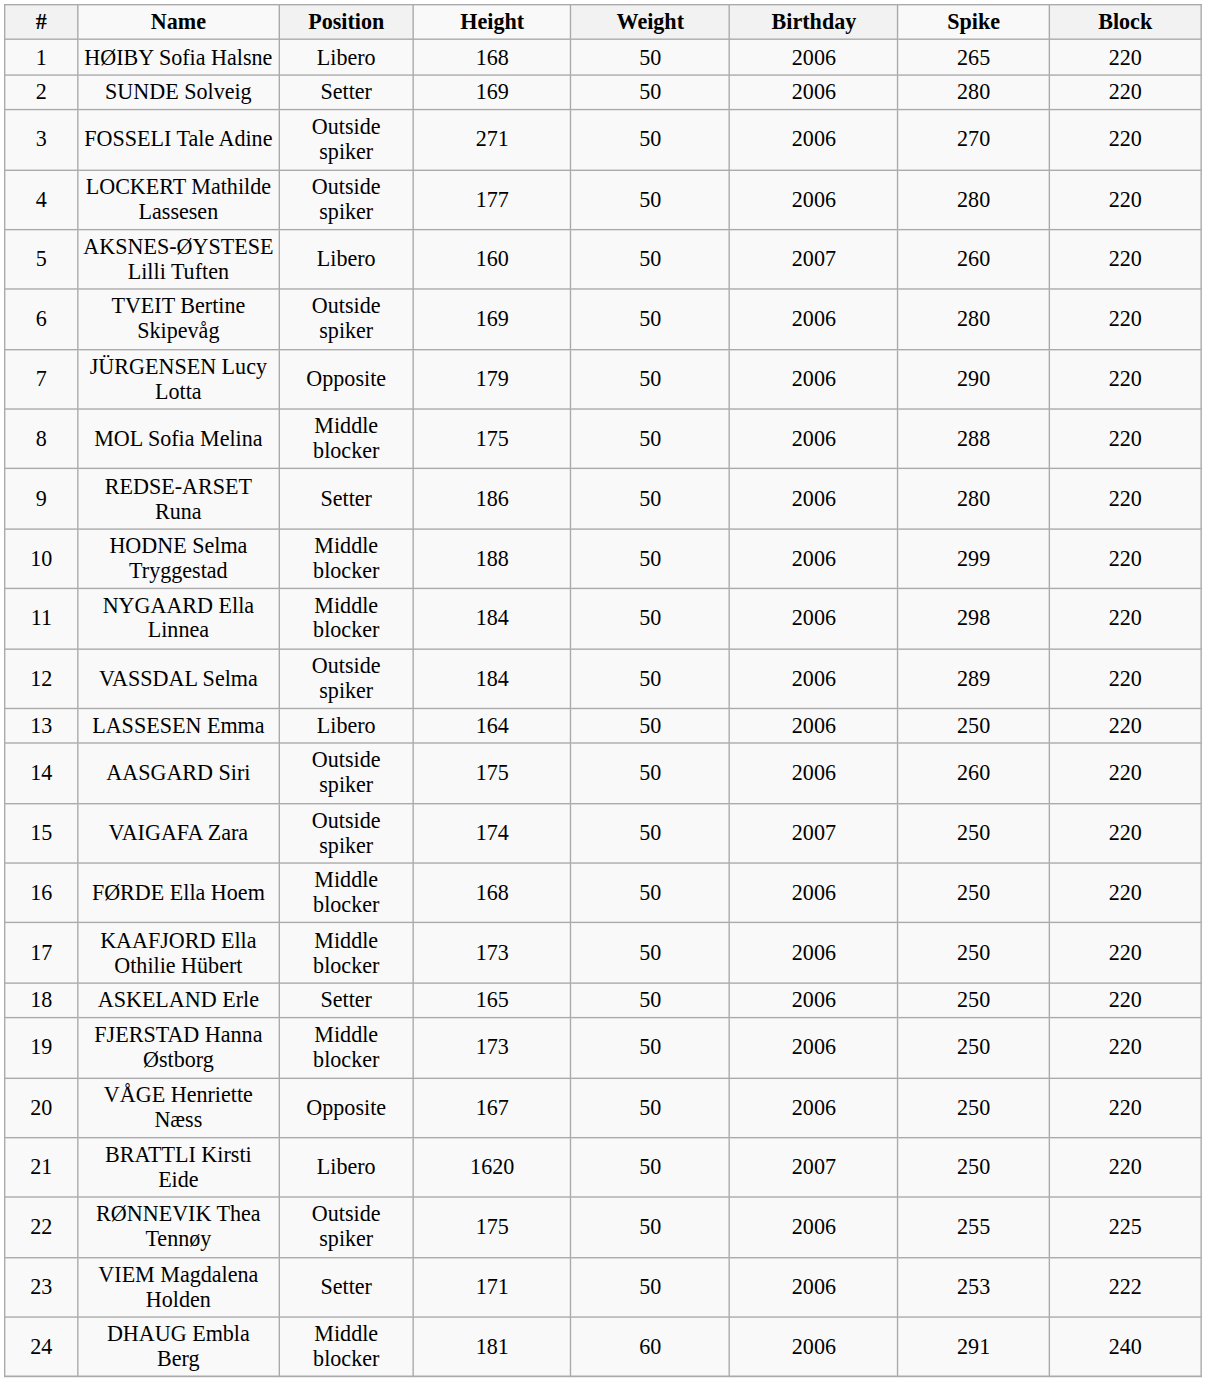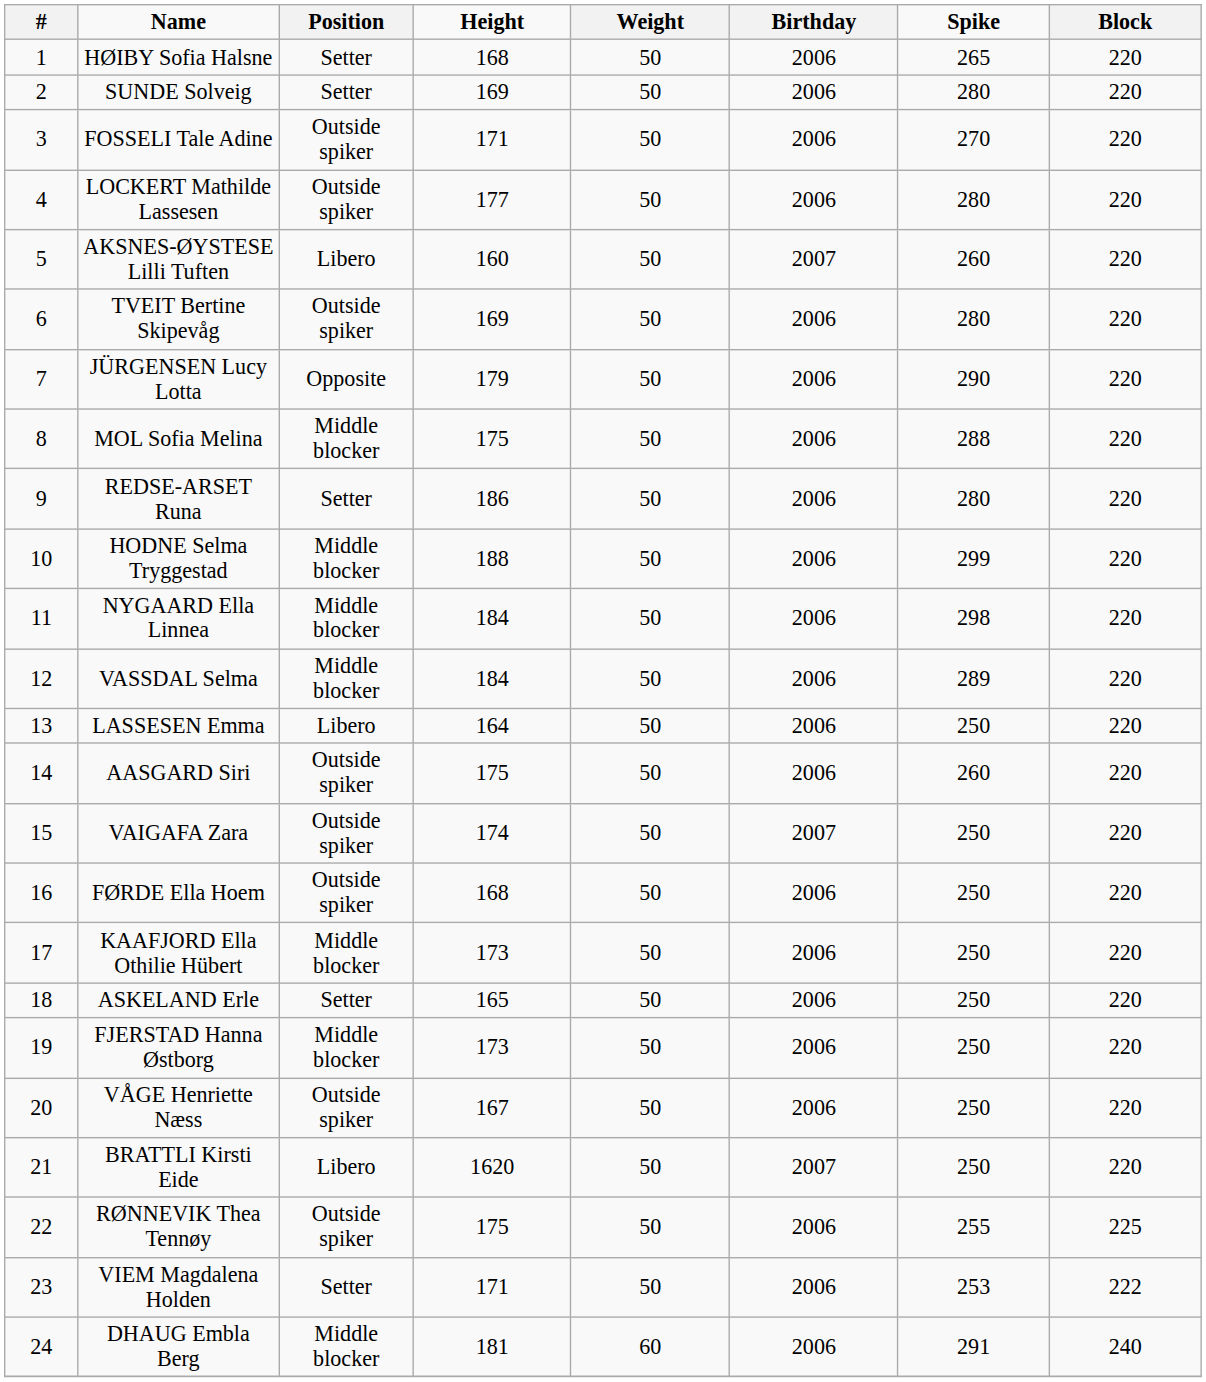(346, 57) Libero -> (346, 57) Setter
(492, 139) 271 -> (492, 139) 171
(346, 678) Outside spiker -> (346, 678) Middle blocker
(346, 892) Middle blocker -> (346, 892) Outside spiker
(346, 1107) Opposite -> (346, 1107) Outside spiker
